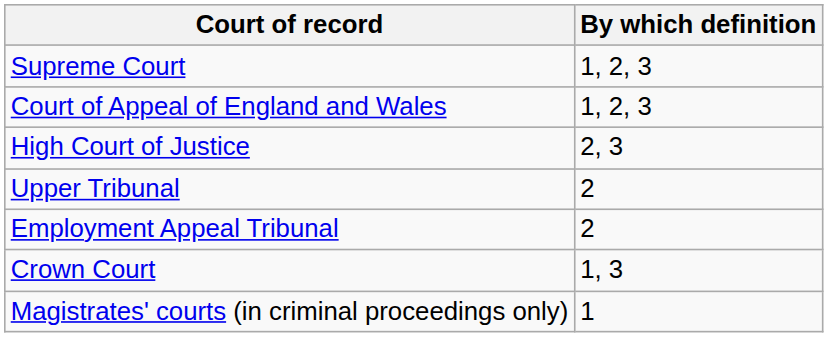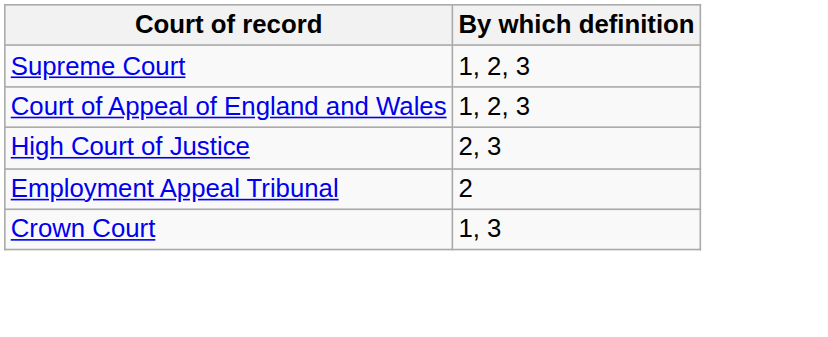- row: (95, 188)
- row: (290, 310)
